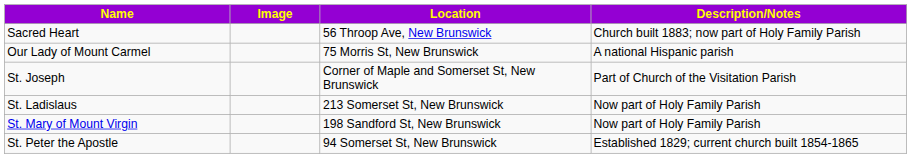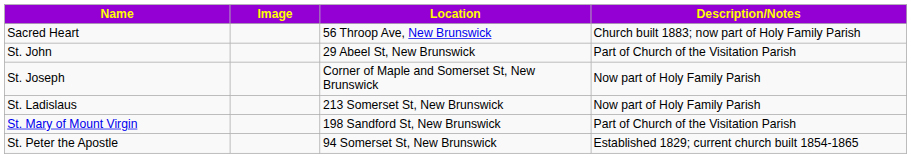- row: (79, 52)
+ row: (29, 52)
(695, 78) Part of Church of the Visitation Parish -> (677, 78) Now part of Holy Family Parish
(677, 124) Now part of Holy Family Parish -> (695, 124) Part of Church of the Visitation Parish
